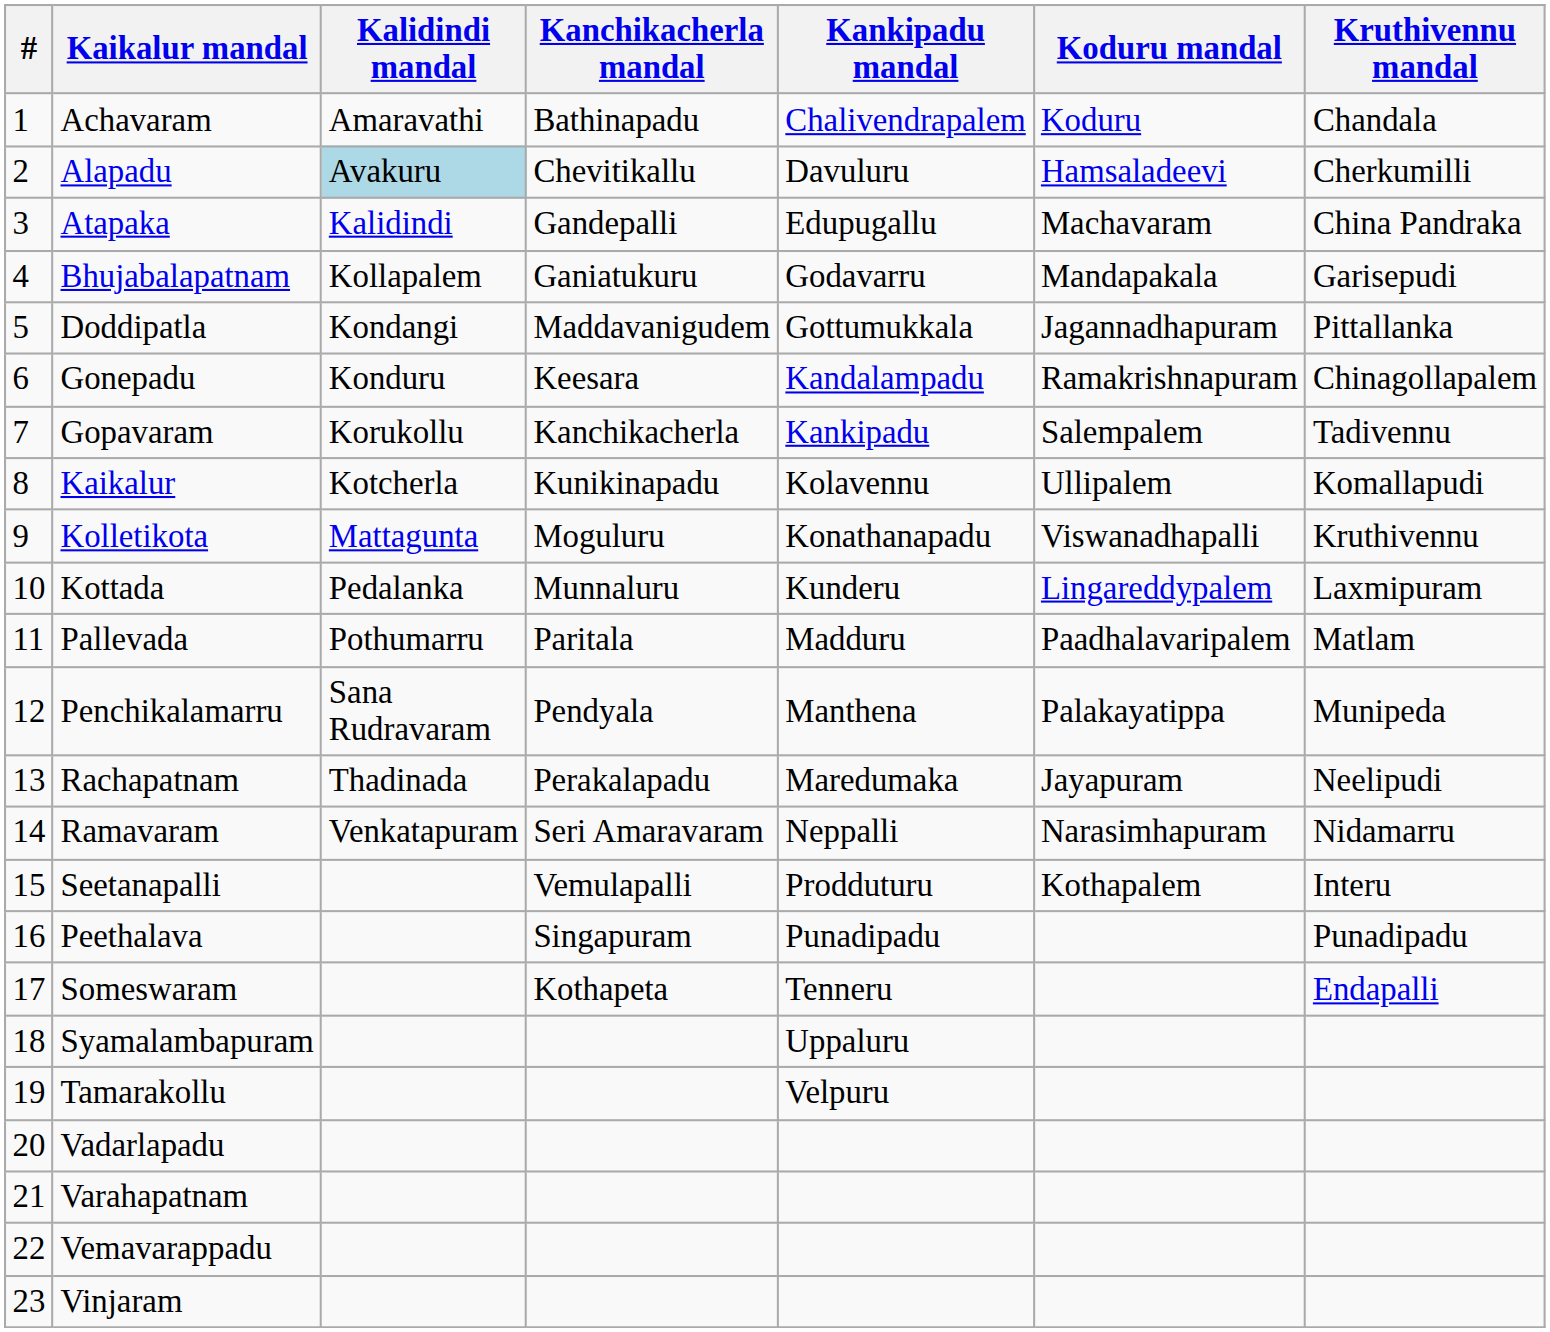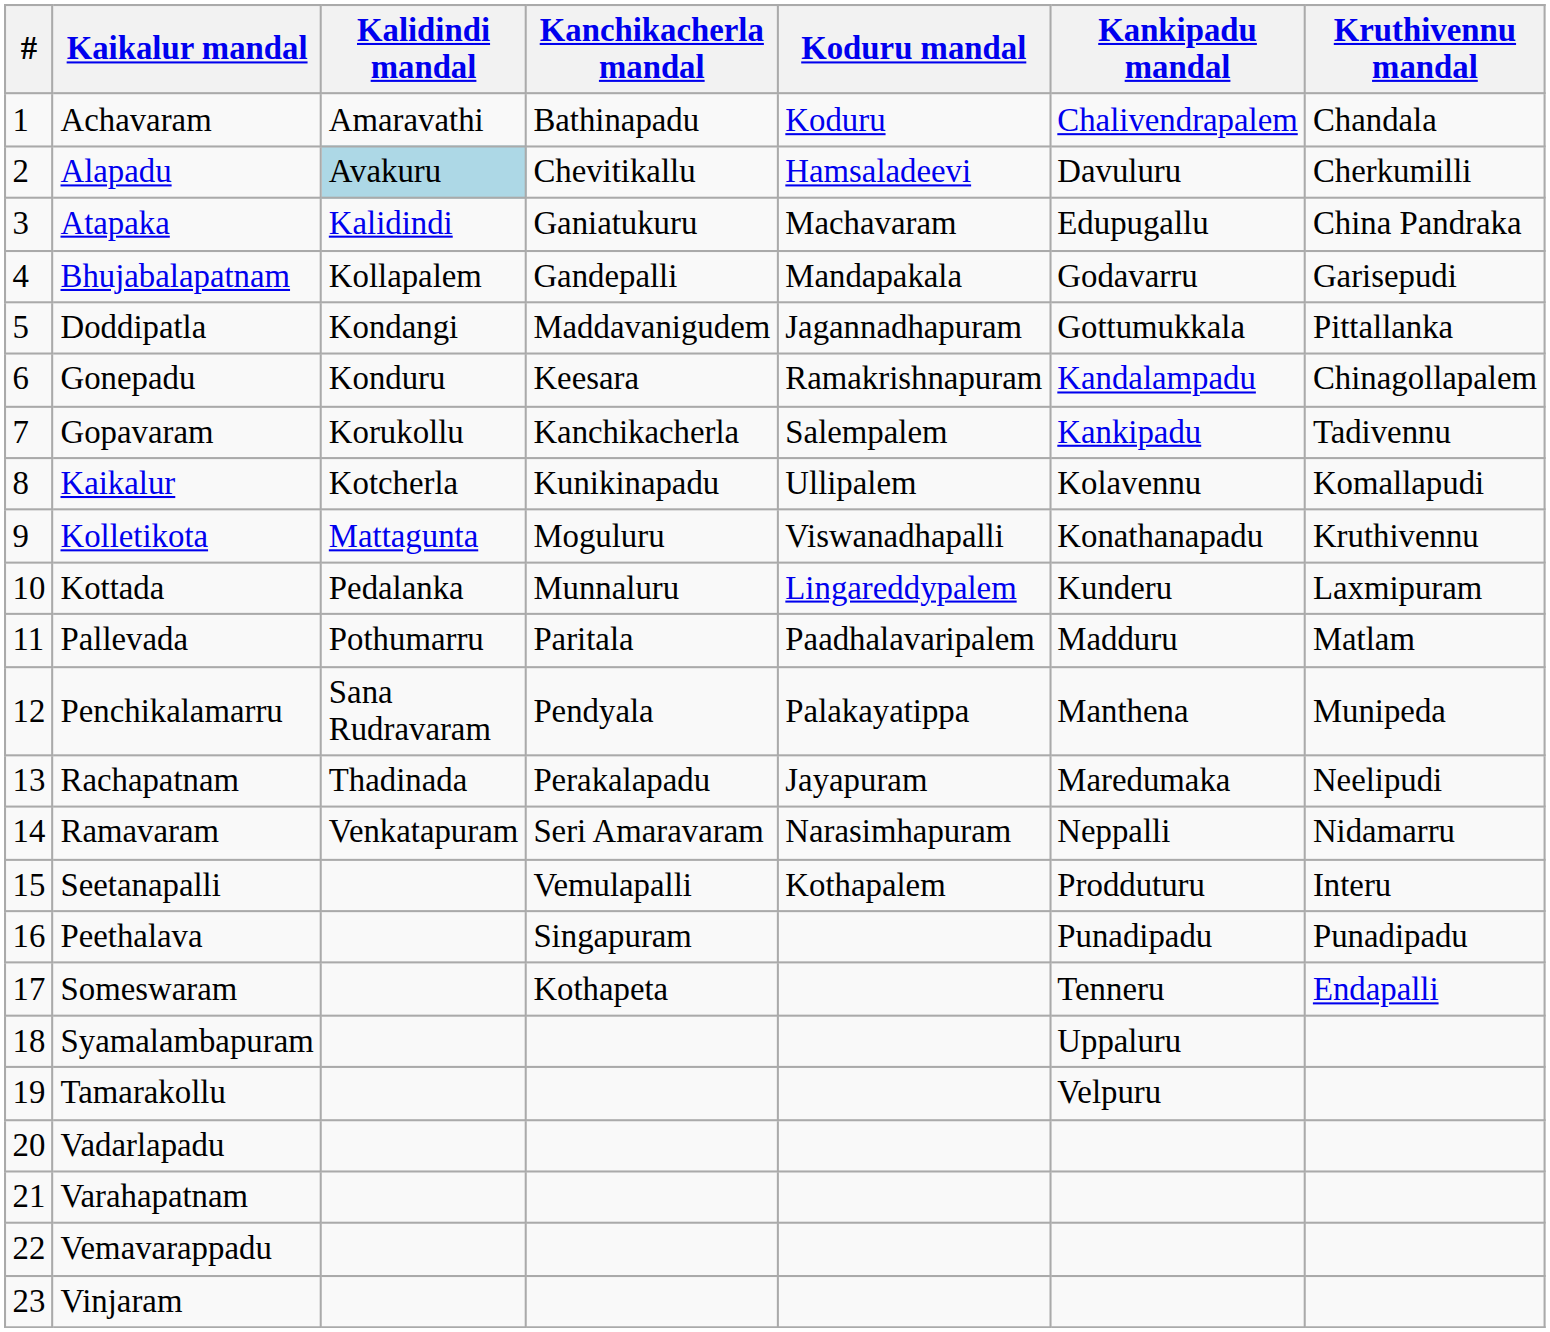columns swapped: (906, 48) <-> (1169, 48)
(605, 223) Gandepalli -> (615, 223) Ganiatukuru
(615, 275) Ganiatukuru -> (605, 275) Gandepalli
